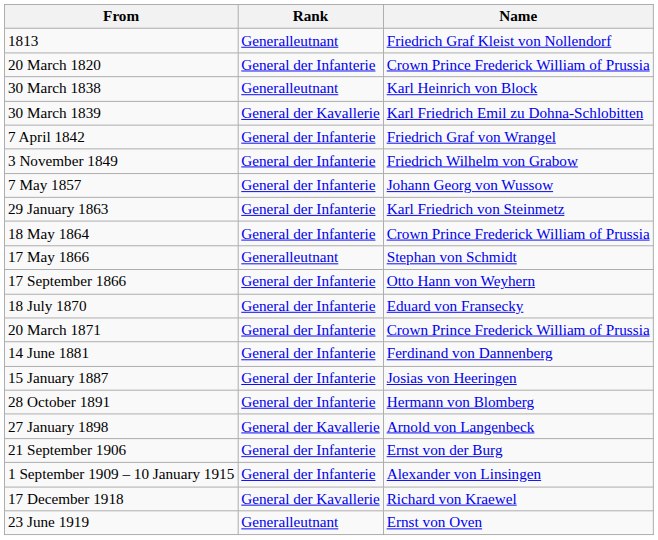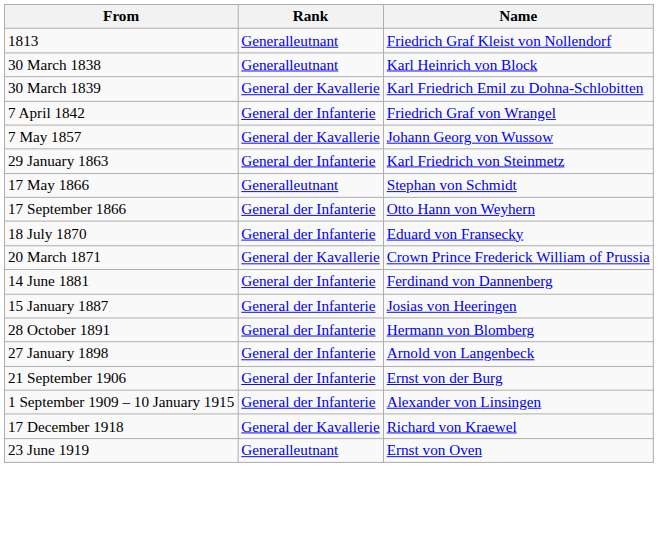- row: (54, 64)
- row: (63, 161)
(308, 185) General der Infanterie -> (310, 137) General der Kavallerie
- row: (49, 233)
(308, 329) General der Infanterie -> (310, 257) General der Kavallerie
(310, 426) General der Kavallerie -> (308, 354) General der Infanterie
